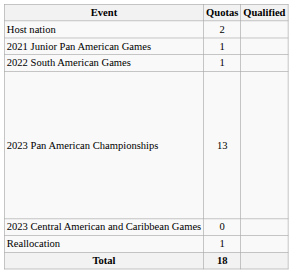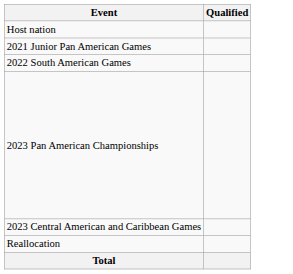- column: (222, 12)
